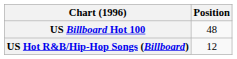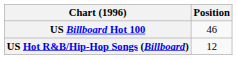(212, 29) 48 -> (212, 29) 46
